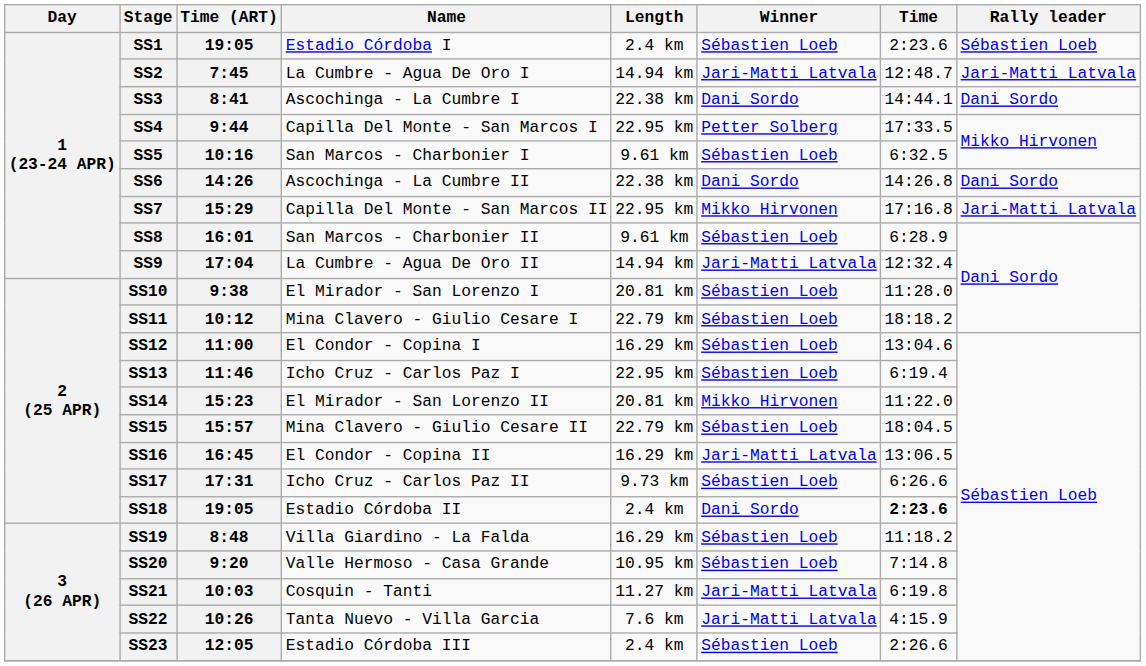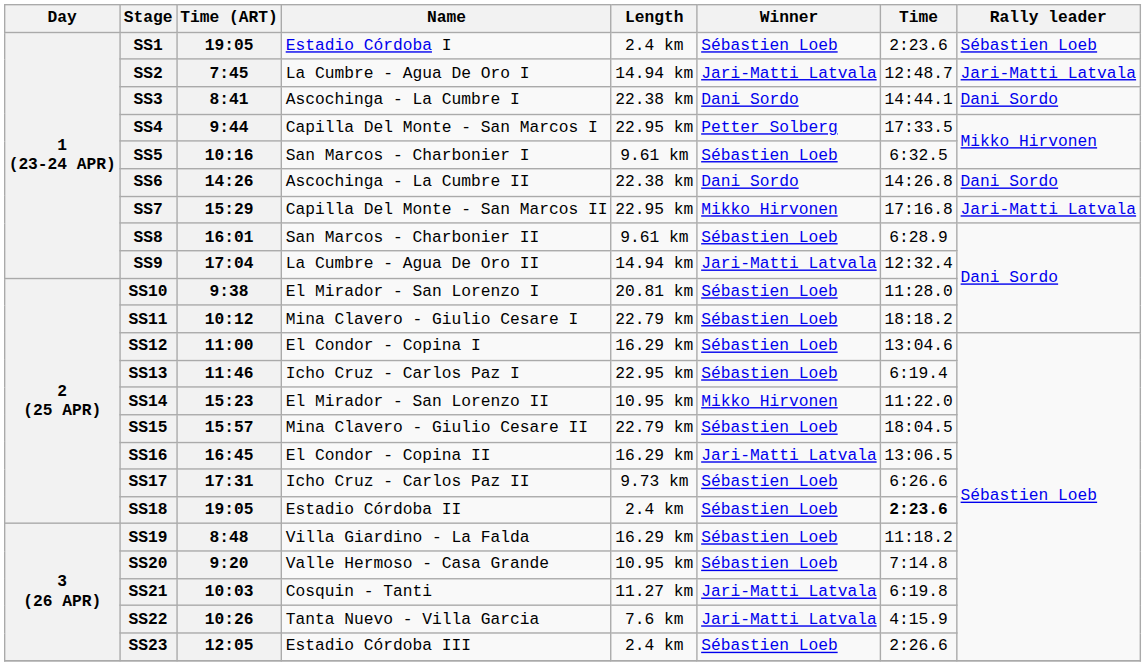(654, 401) 20.81 km -> (654, 401) 10.95 km
(750, 510) Dani Sordo -> (769, 510) Sébastien Loeb
